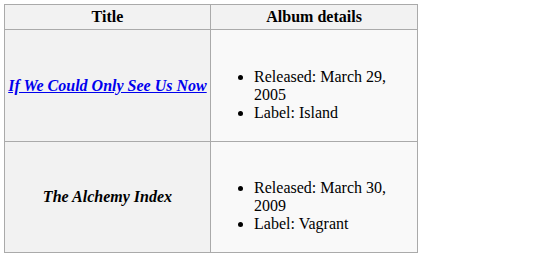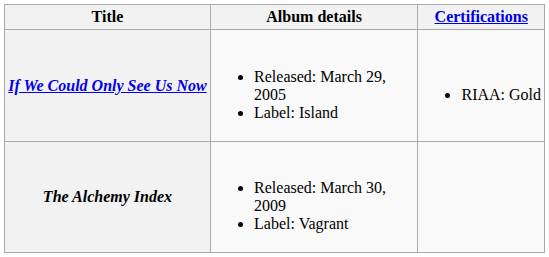+ column: (481, 17)
